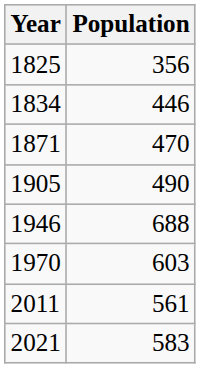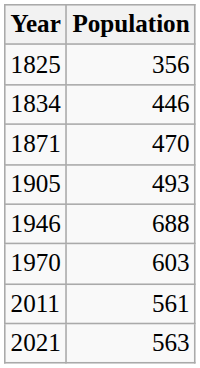(171, 183) 490 -> (171, 183) 493
(171, 343) 583 -> (171, 343) 563
